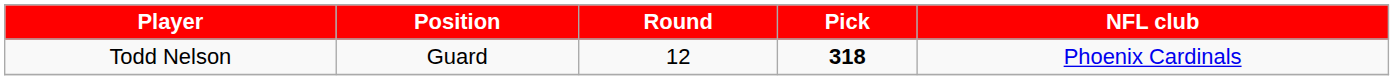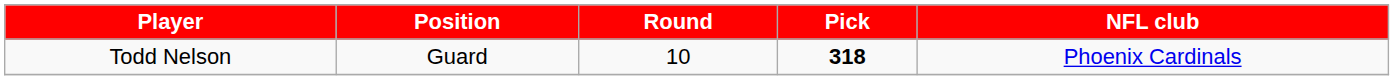(678, 56) 12 -> (678, 56) 10
